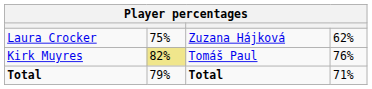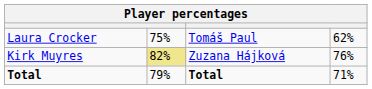(237, 38) Zuzana Hájková -> (223, 38) Tomáš Paul
(223, 56) Tomáš Paul -> (237, 56) Zuzana Hájková
